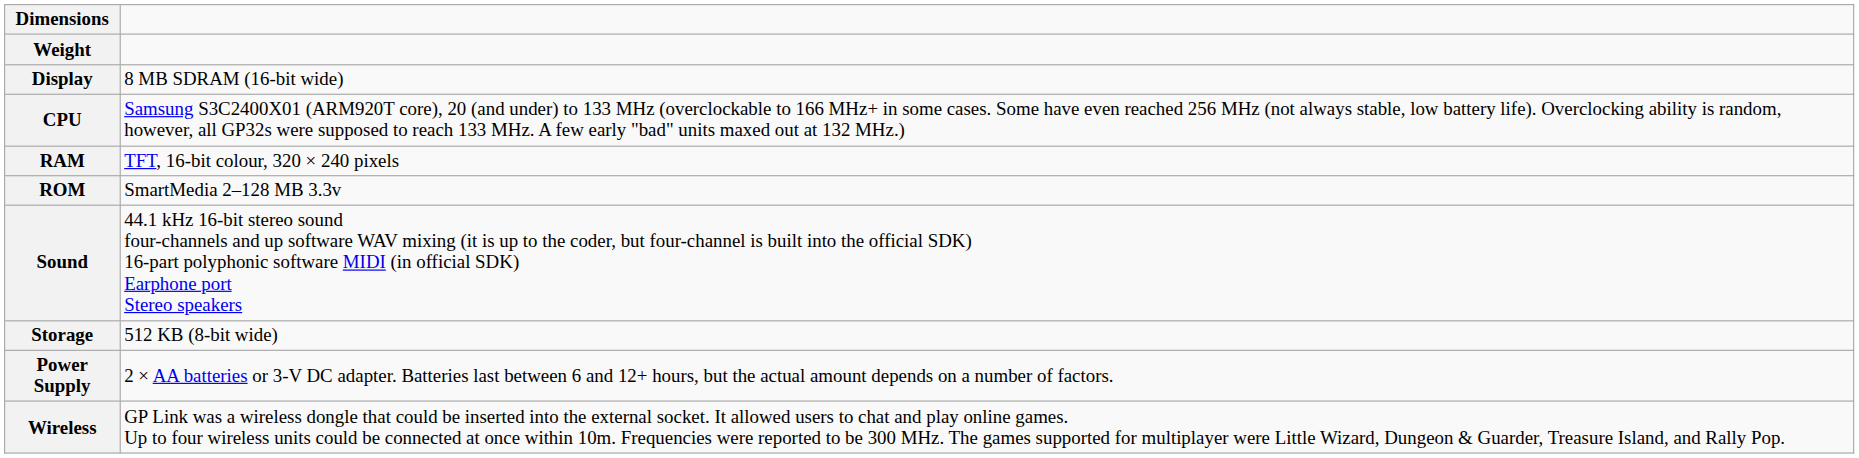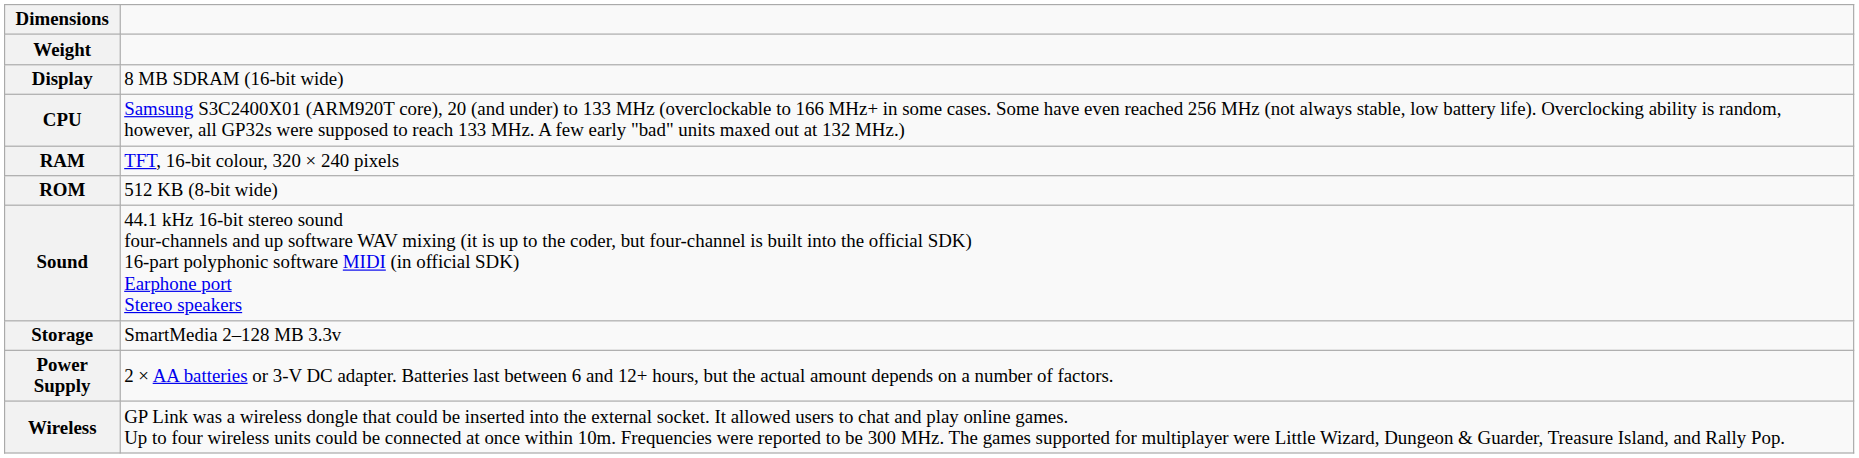(233, 190) SmartMedia 2–128 MB 3.3v -> (201, 190) 512 KB (8-bit wide)
(201, 335) 512 KB (8-bit wide) -> (233, 335) SmartMedia 2–128 MB 3.3v
